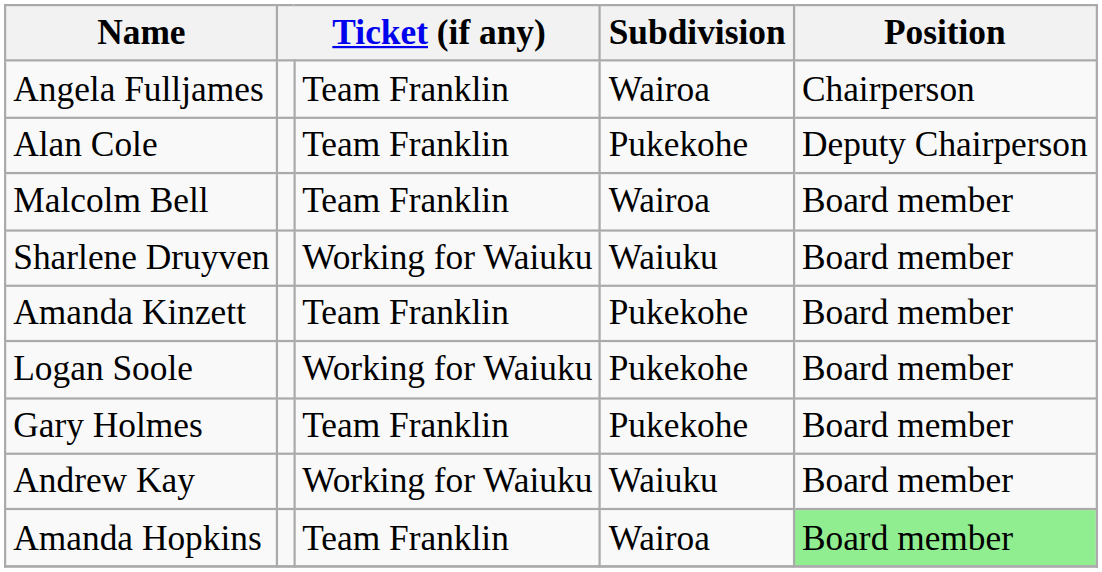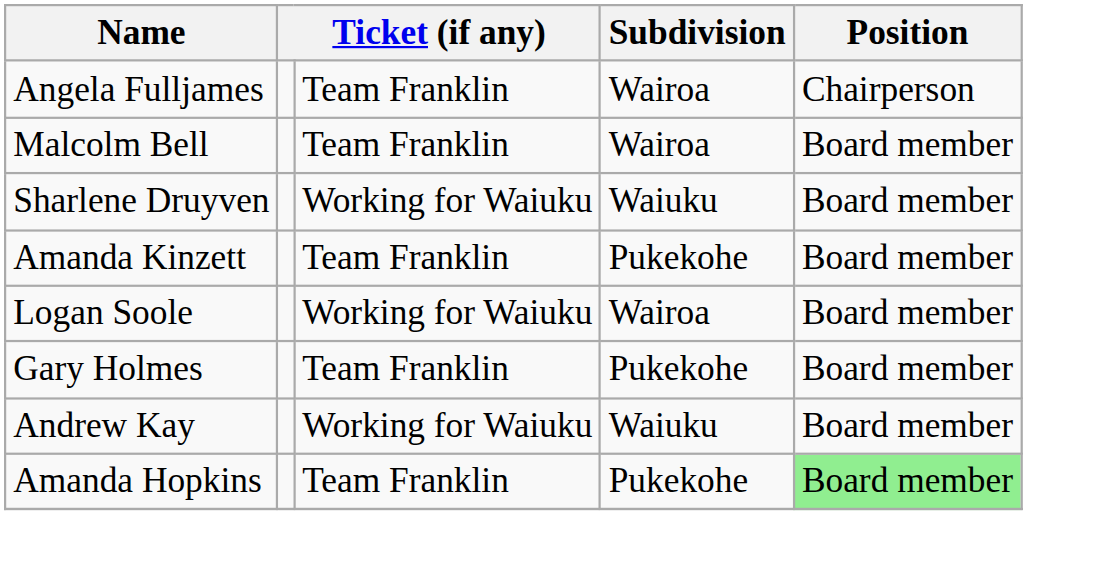- row: (85, 144)
(678, 369) Pukekohe -> (659, 312) Wairoa
(659, 537) Wairoa -> (678, 481) Pukekohe
